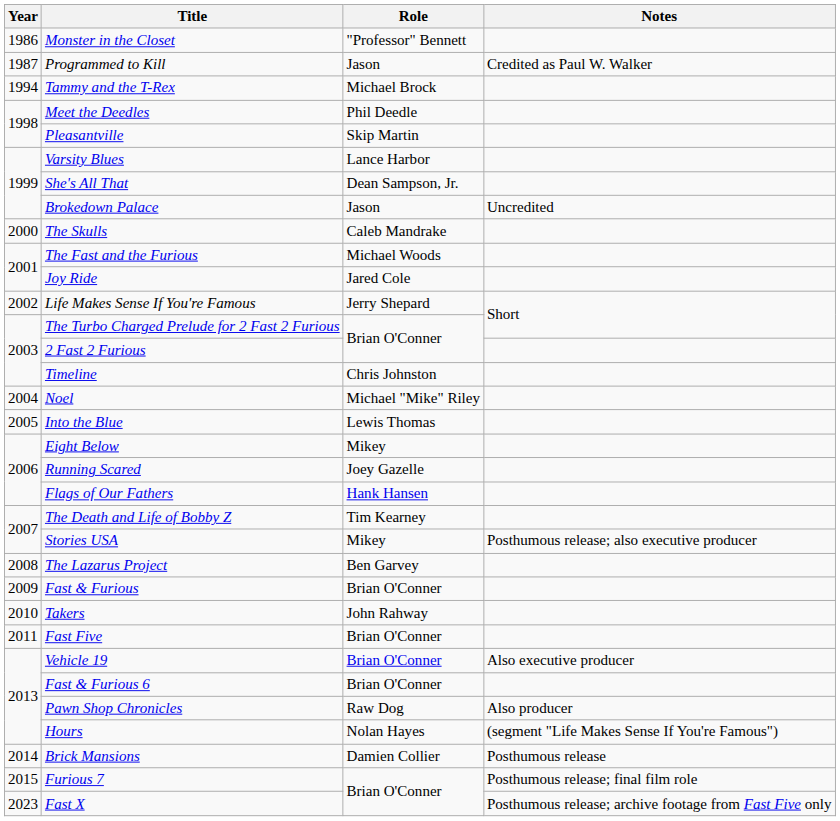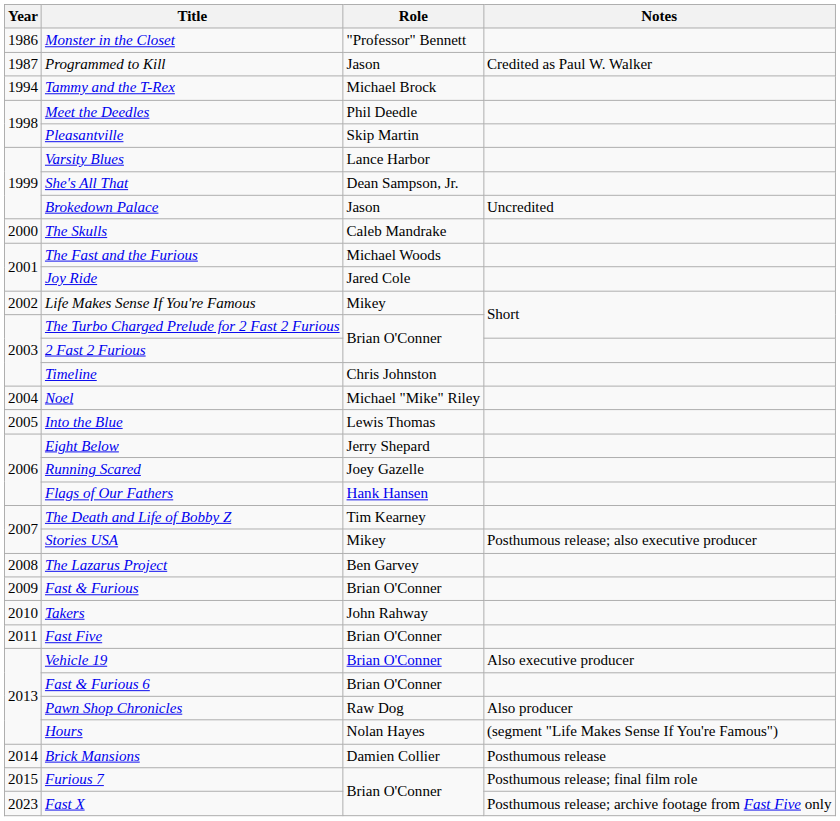(388, 302) Jerry Shepard -> (366, 302) Mikey
(366, 445) Mikey -> (388, 445) Jerry Shepard
